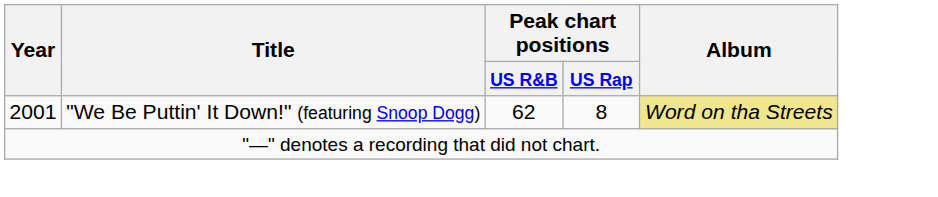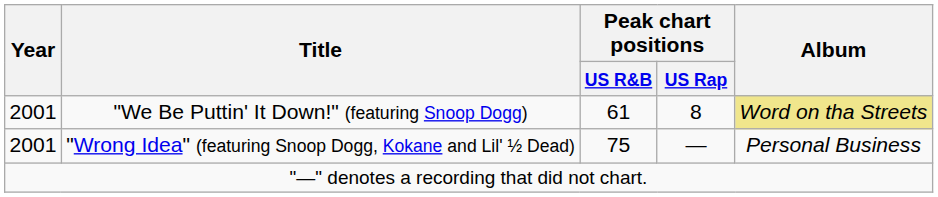(524, 111) 62 -> (618, 111) 61
+ row: (321, 145)
